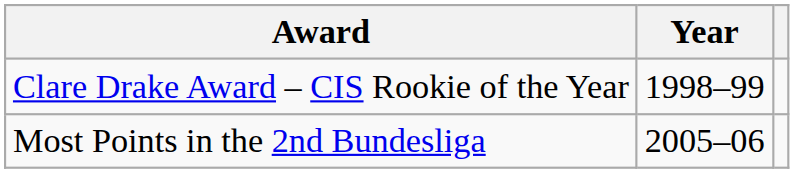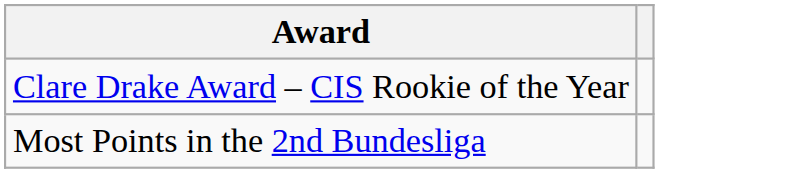- column: (705, 31)
